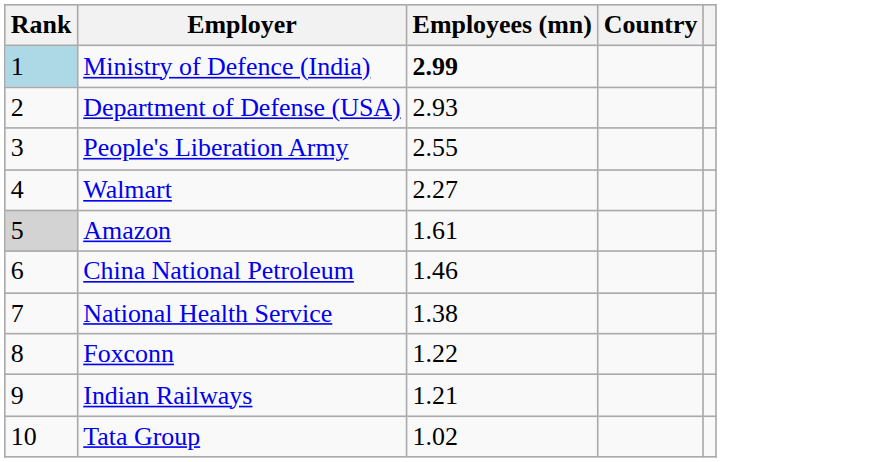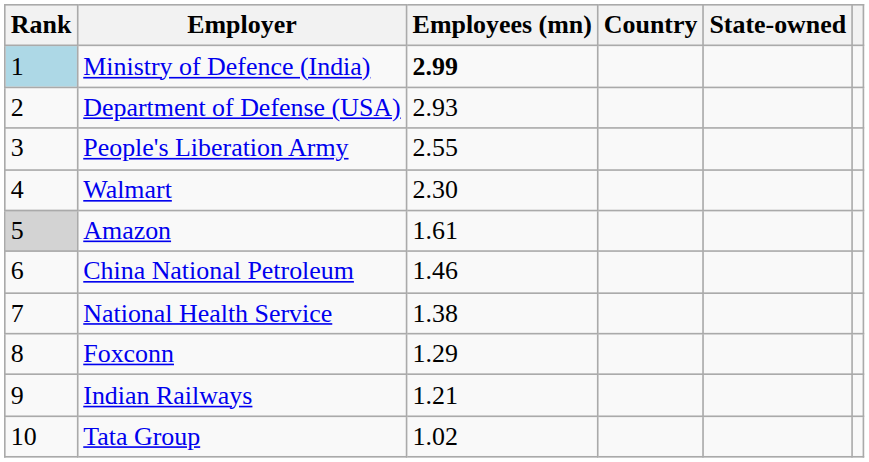+ column: (778, 25)
(435, 189) 2.27 -> (435, 189) 2.30
(435, 353) 1.22 -> (435, 353) 1.29
